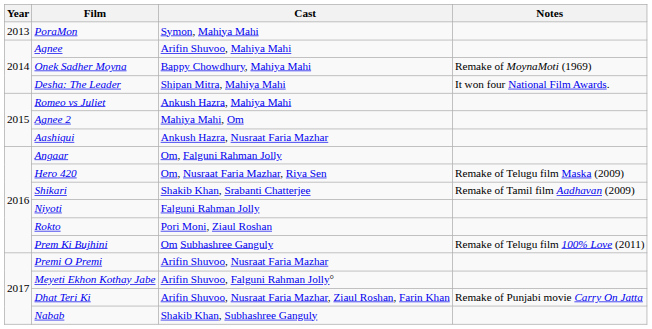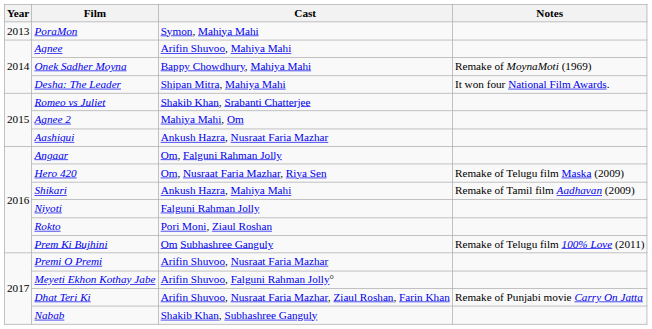(226, 102) Ankush Hazra, Mahiya Mahi -> (236, 102) Shakib Khan, Srabanti Chatterjee
(236, 191) Shakib Khan, Srabanti Chatterjee -> (226, 191) Ankush Hazra, Mahiya Mahi
